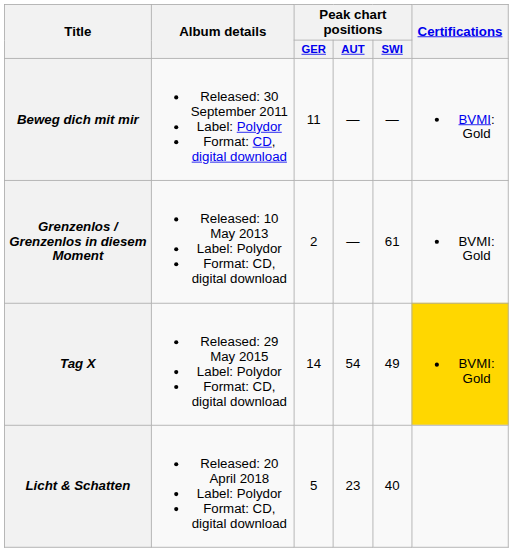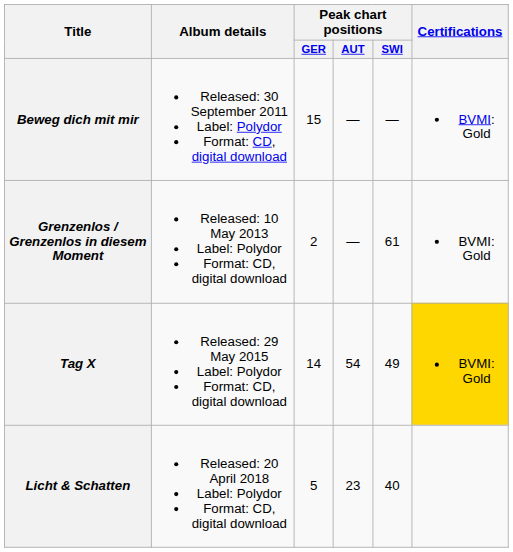(314, 119) 11 -> (314, 119) 15
